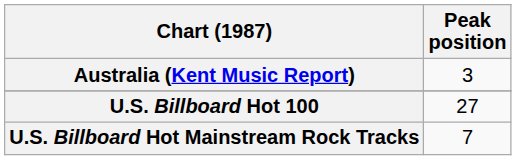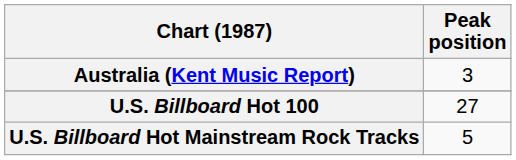(467, 138) 7 -> (467, 138) 5
